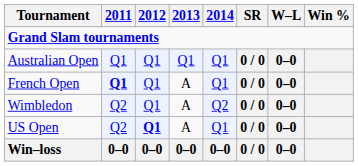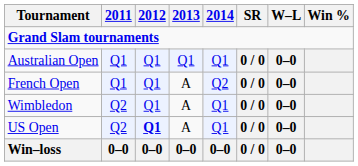(118, 82) bold -> (118, 82) normal
(220, 82) Q1 -> (220, 82) Q2
(220, 104) Q2 -> (220, 104) Q1
